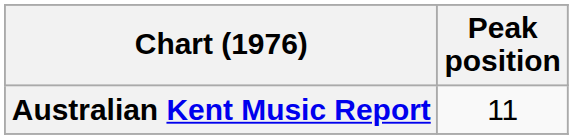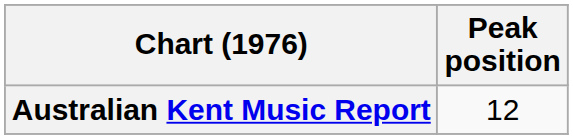(503, 109) 11 -> (503, 109) 12
